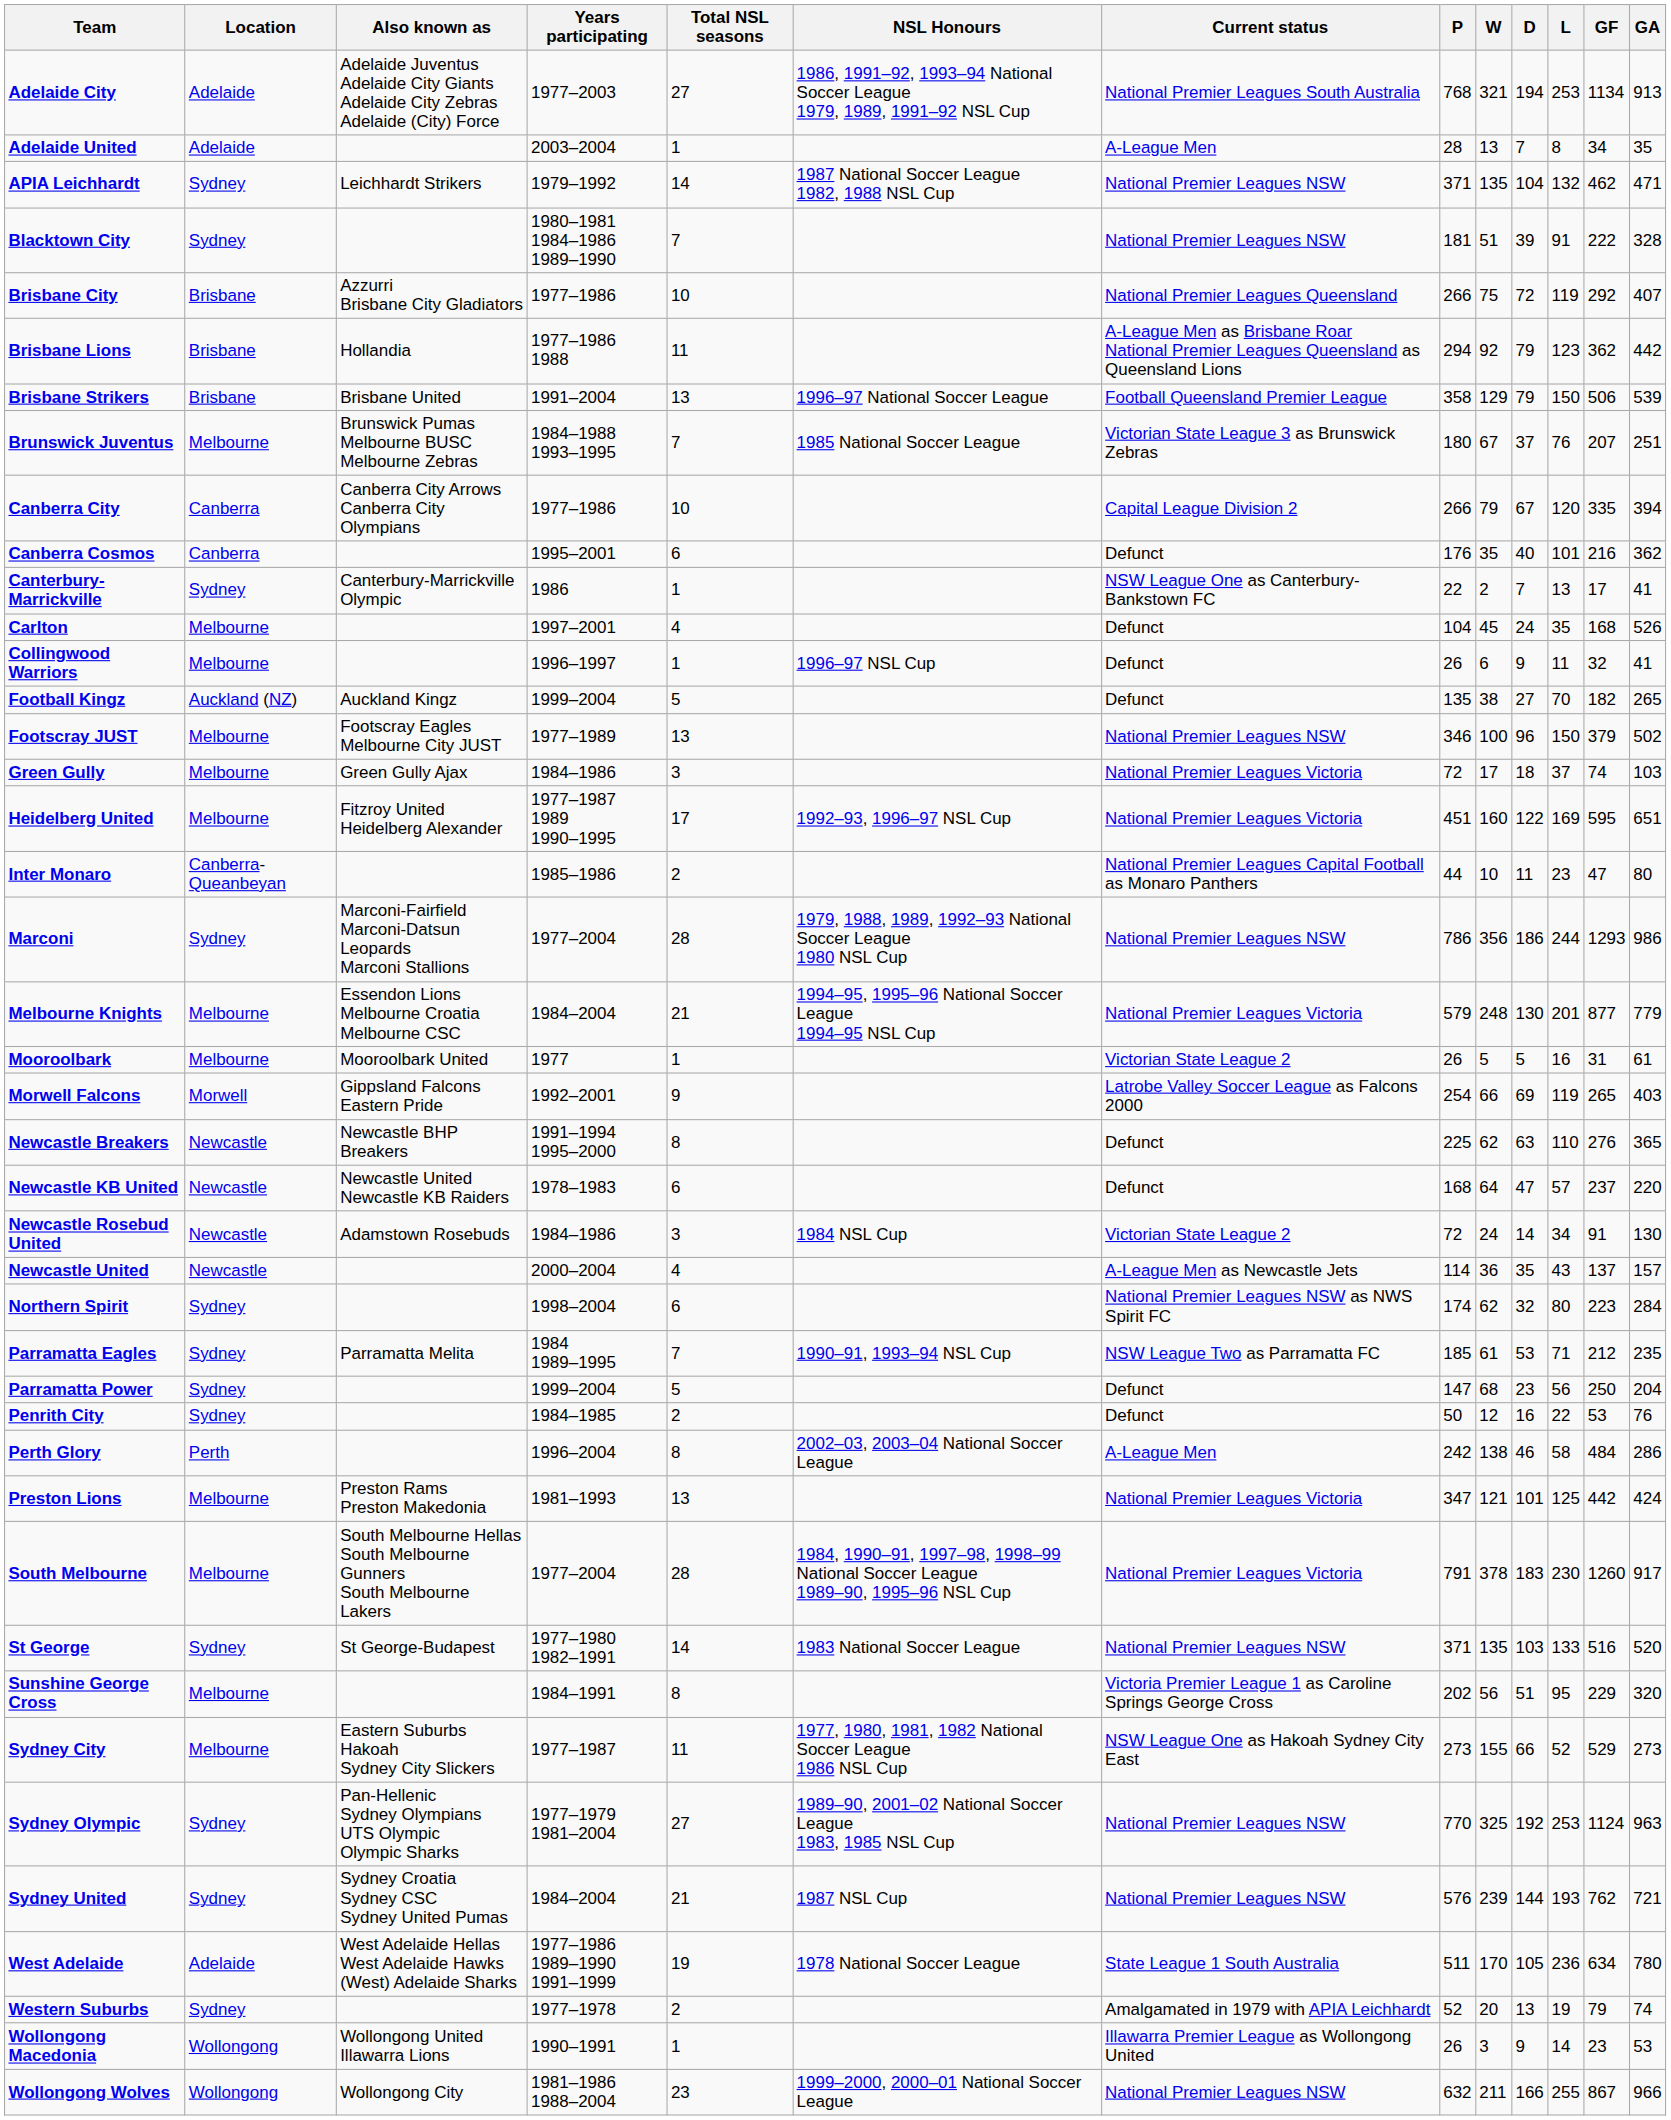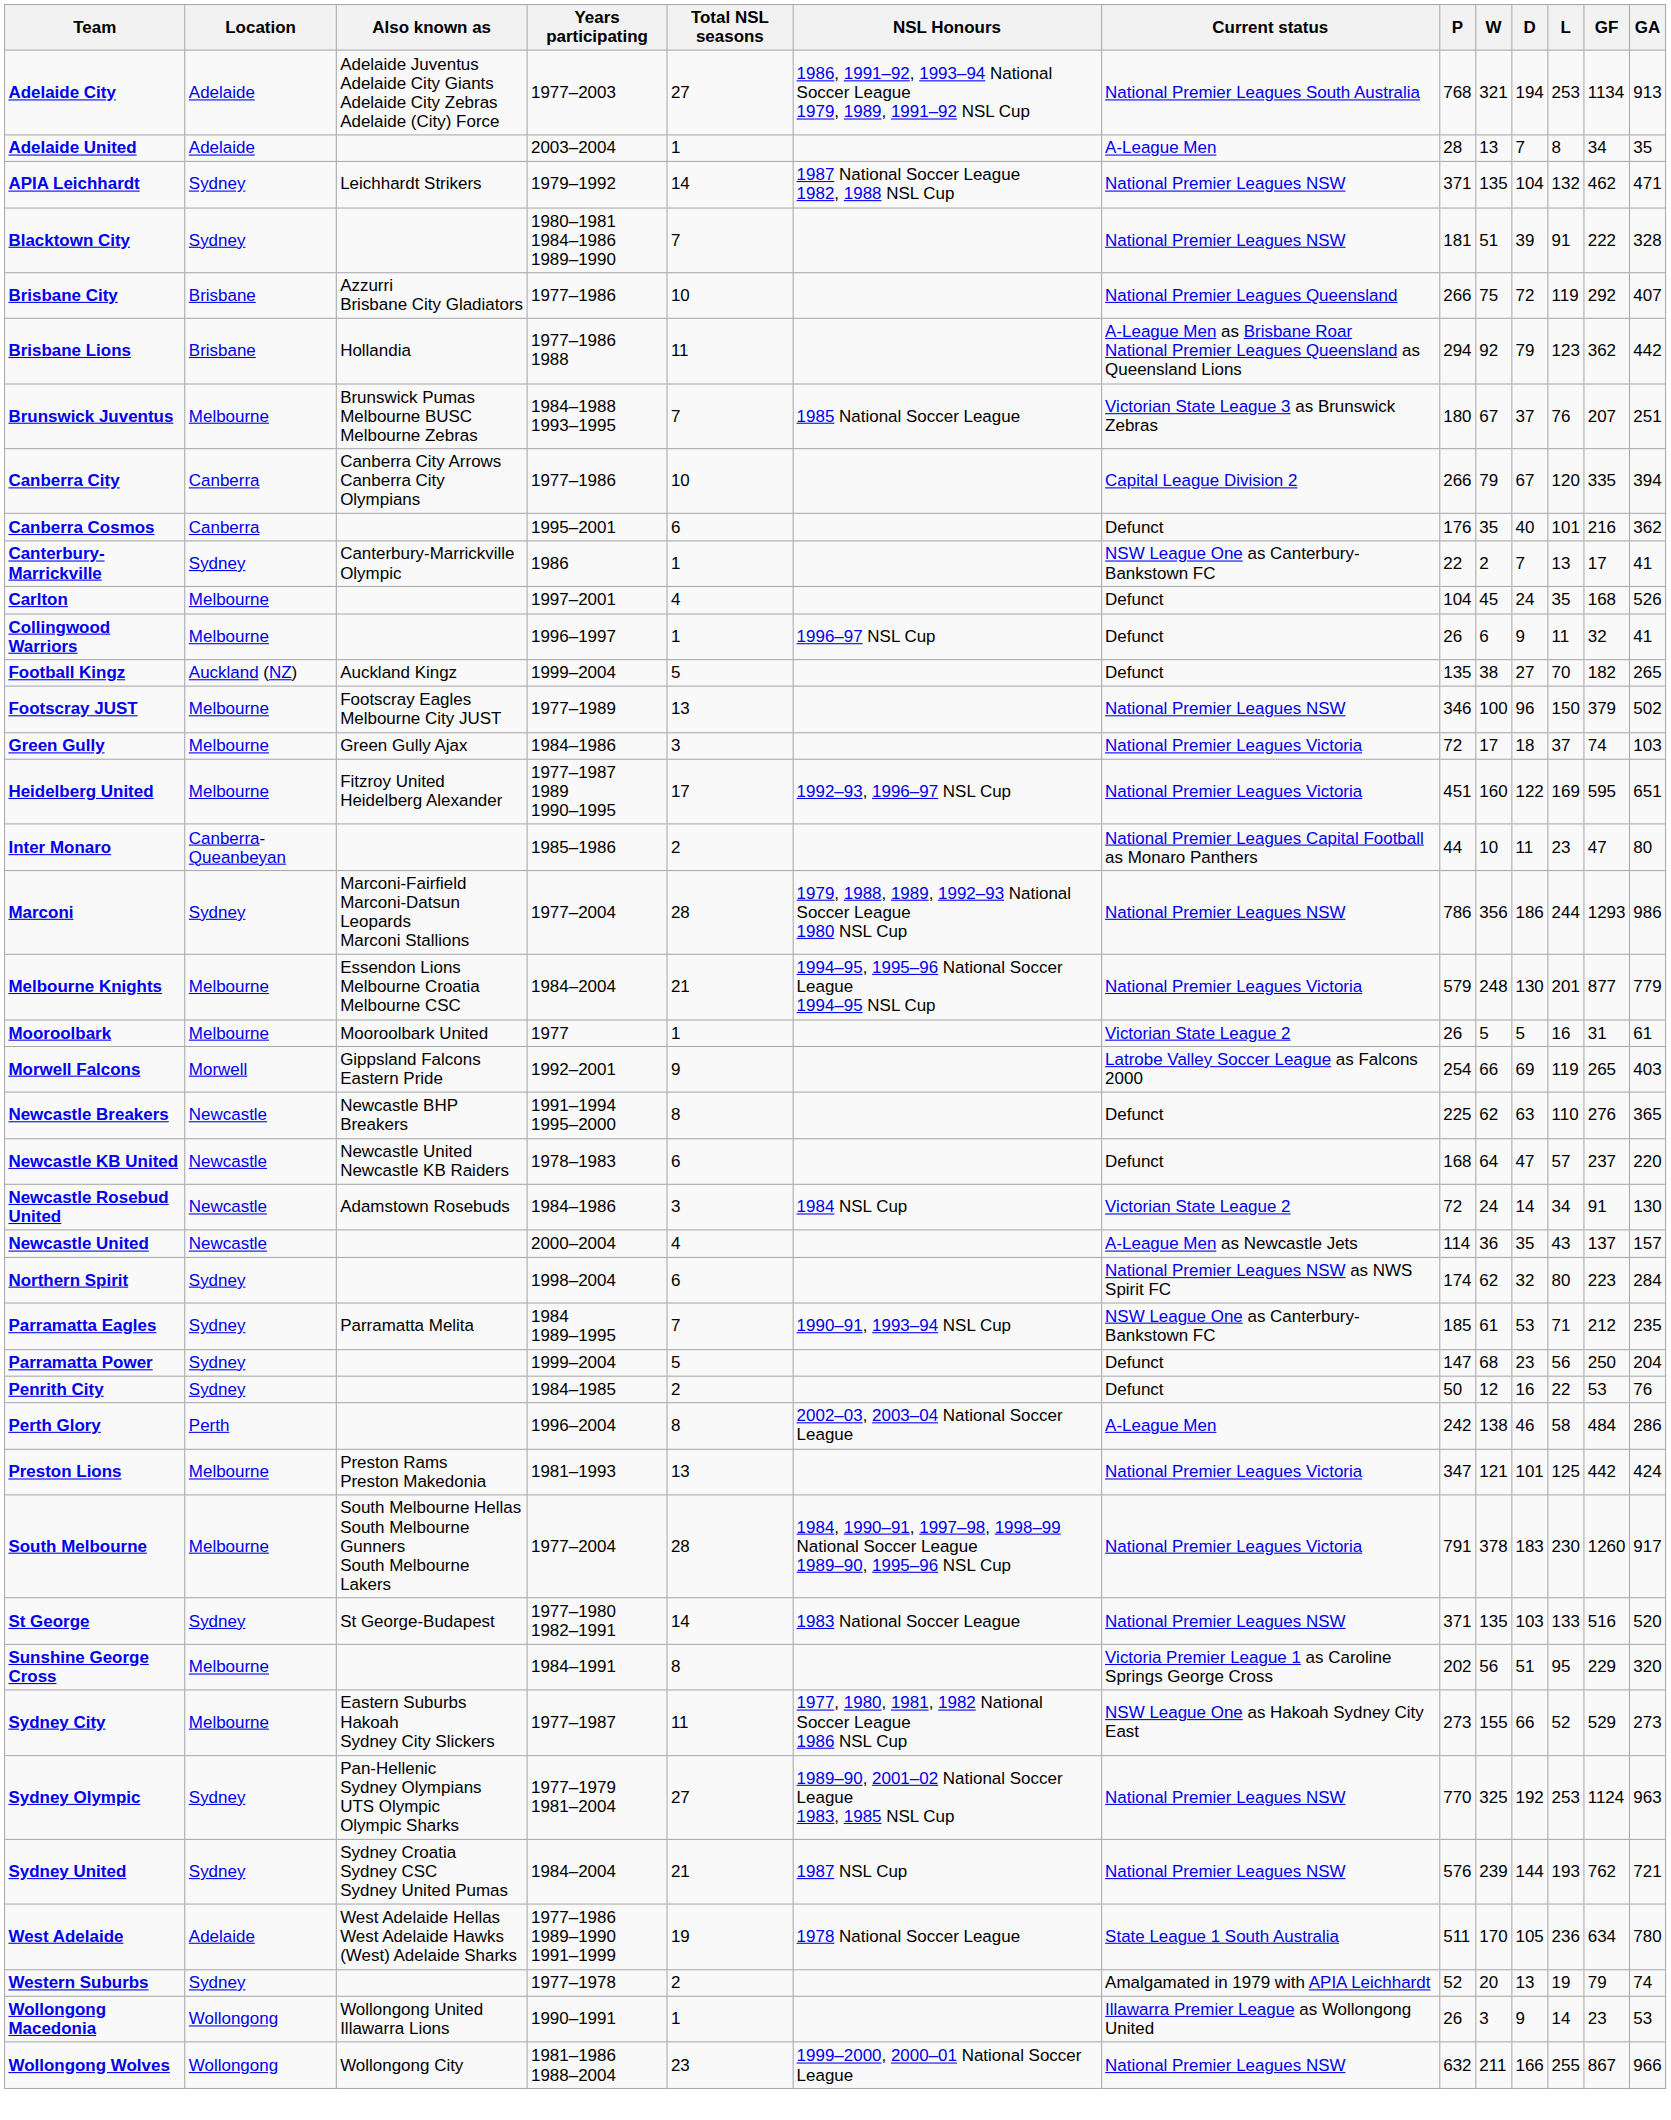- row: (79, 397)
(1243, 1353) NSW League Two as Parramatta FC -> (1232, 1326) NSW League One as Canterbury-Bankstown FC
